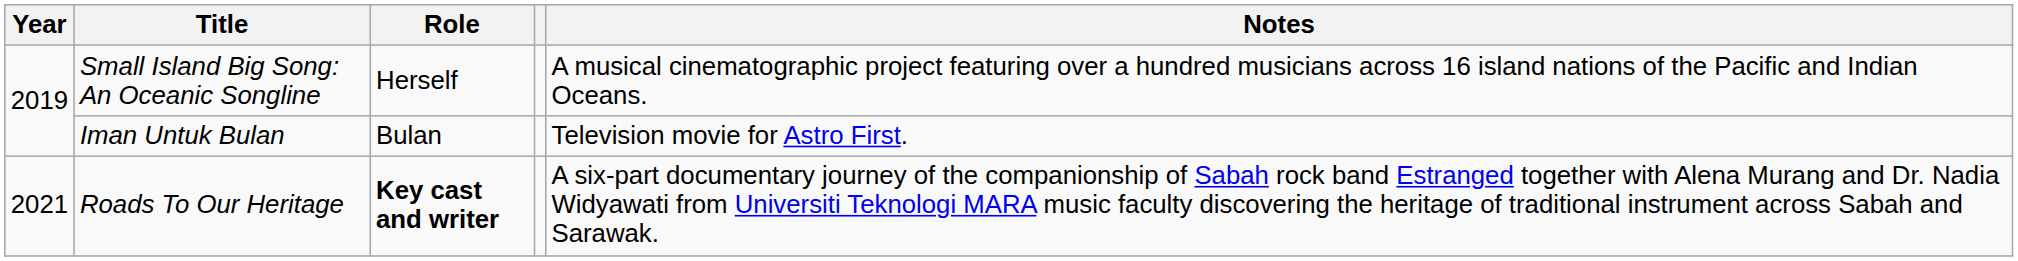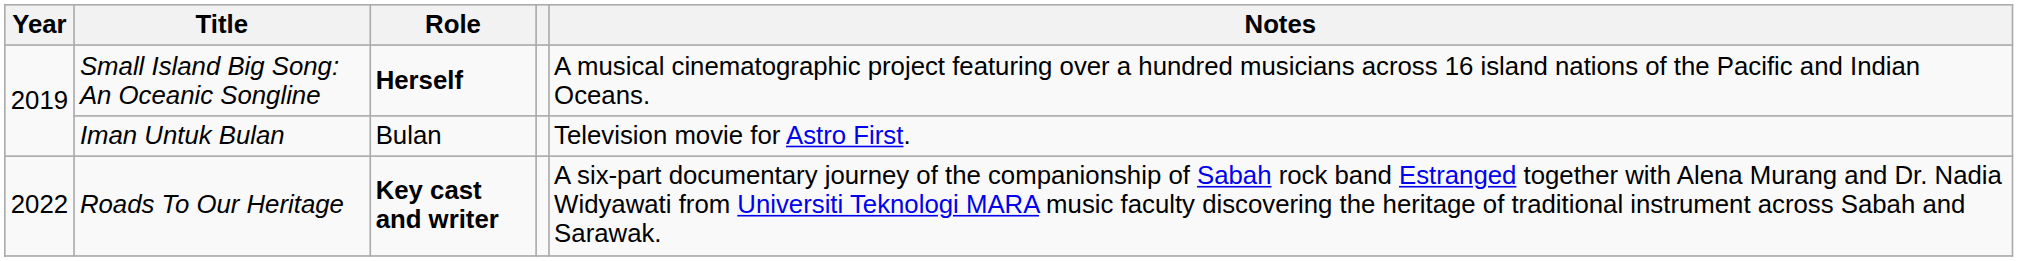(417, 80) normal -> (419, 80) bold
(39, 205) 2021 -> (39, 205) 2022
